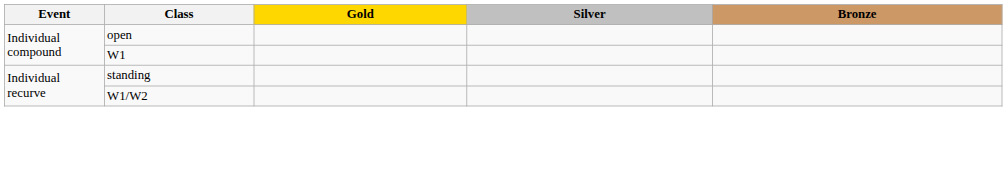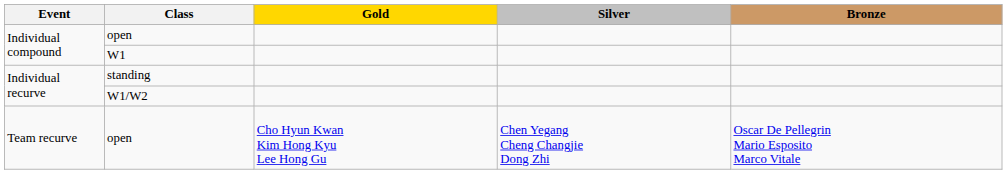+ row: (42, 137)
